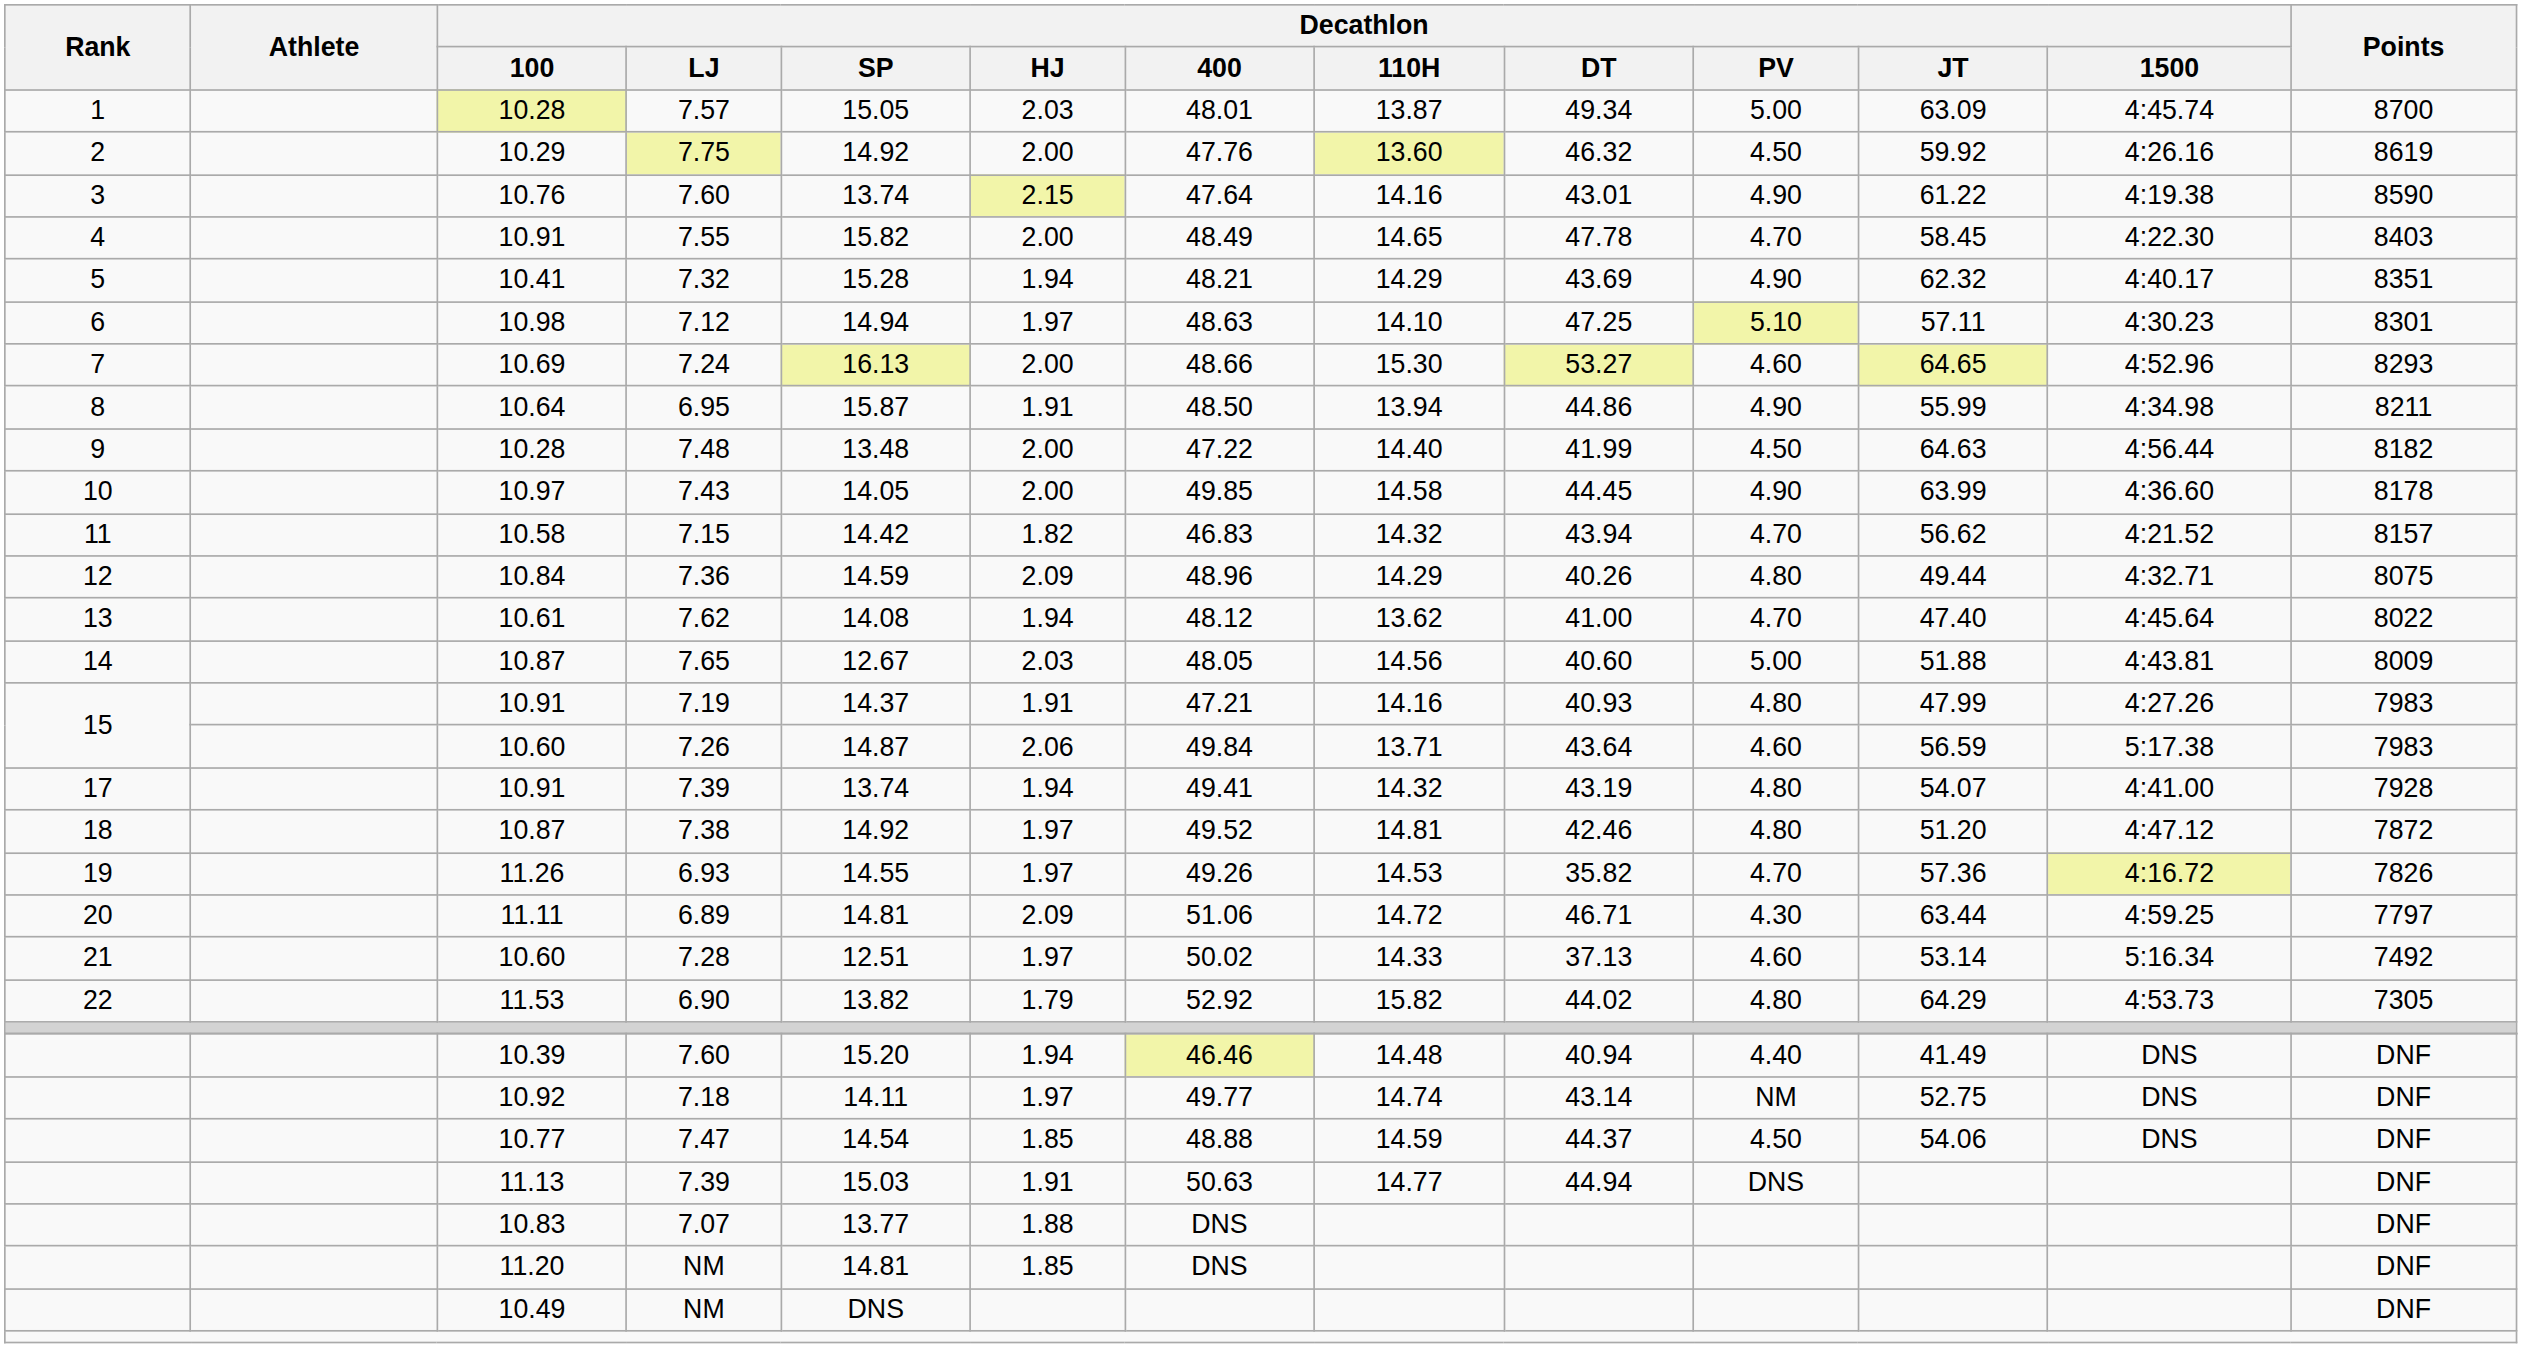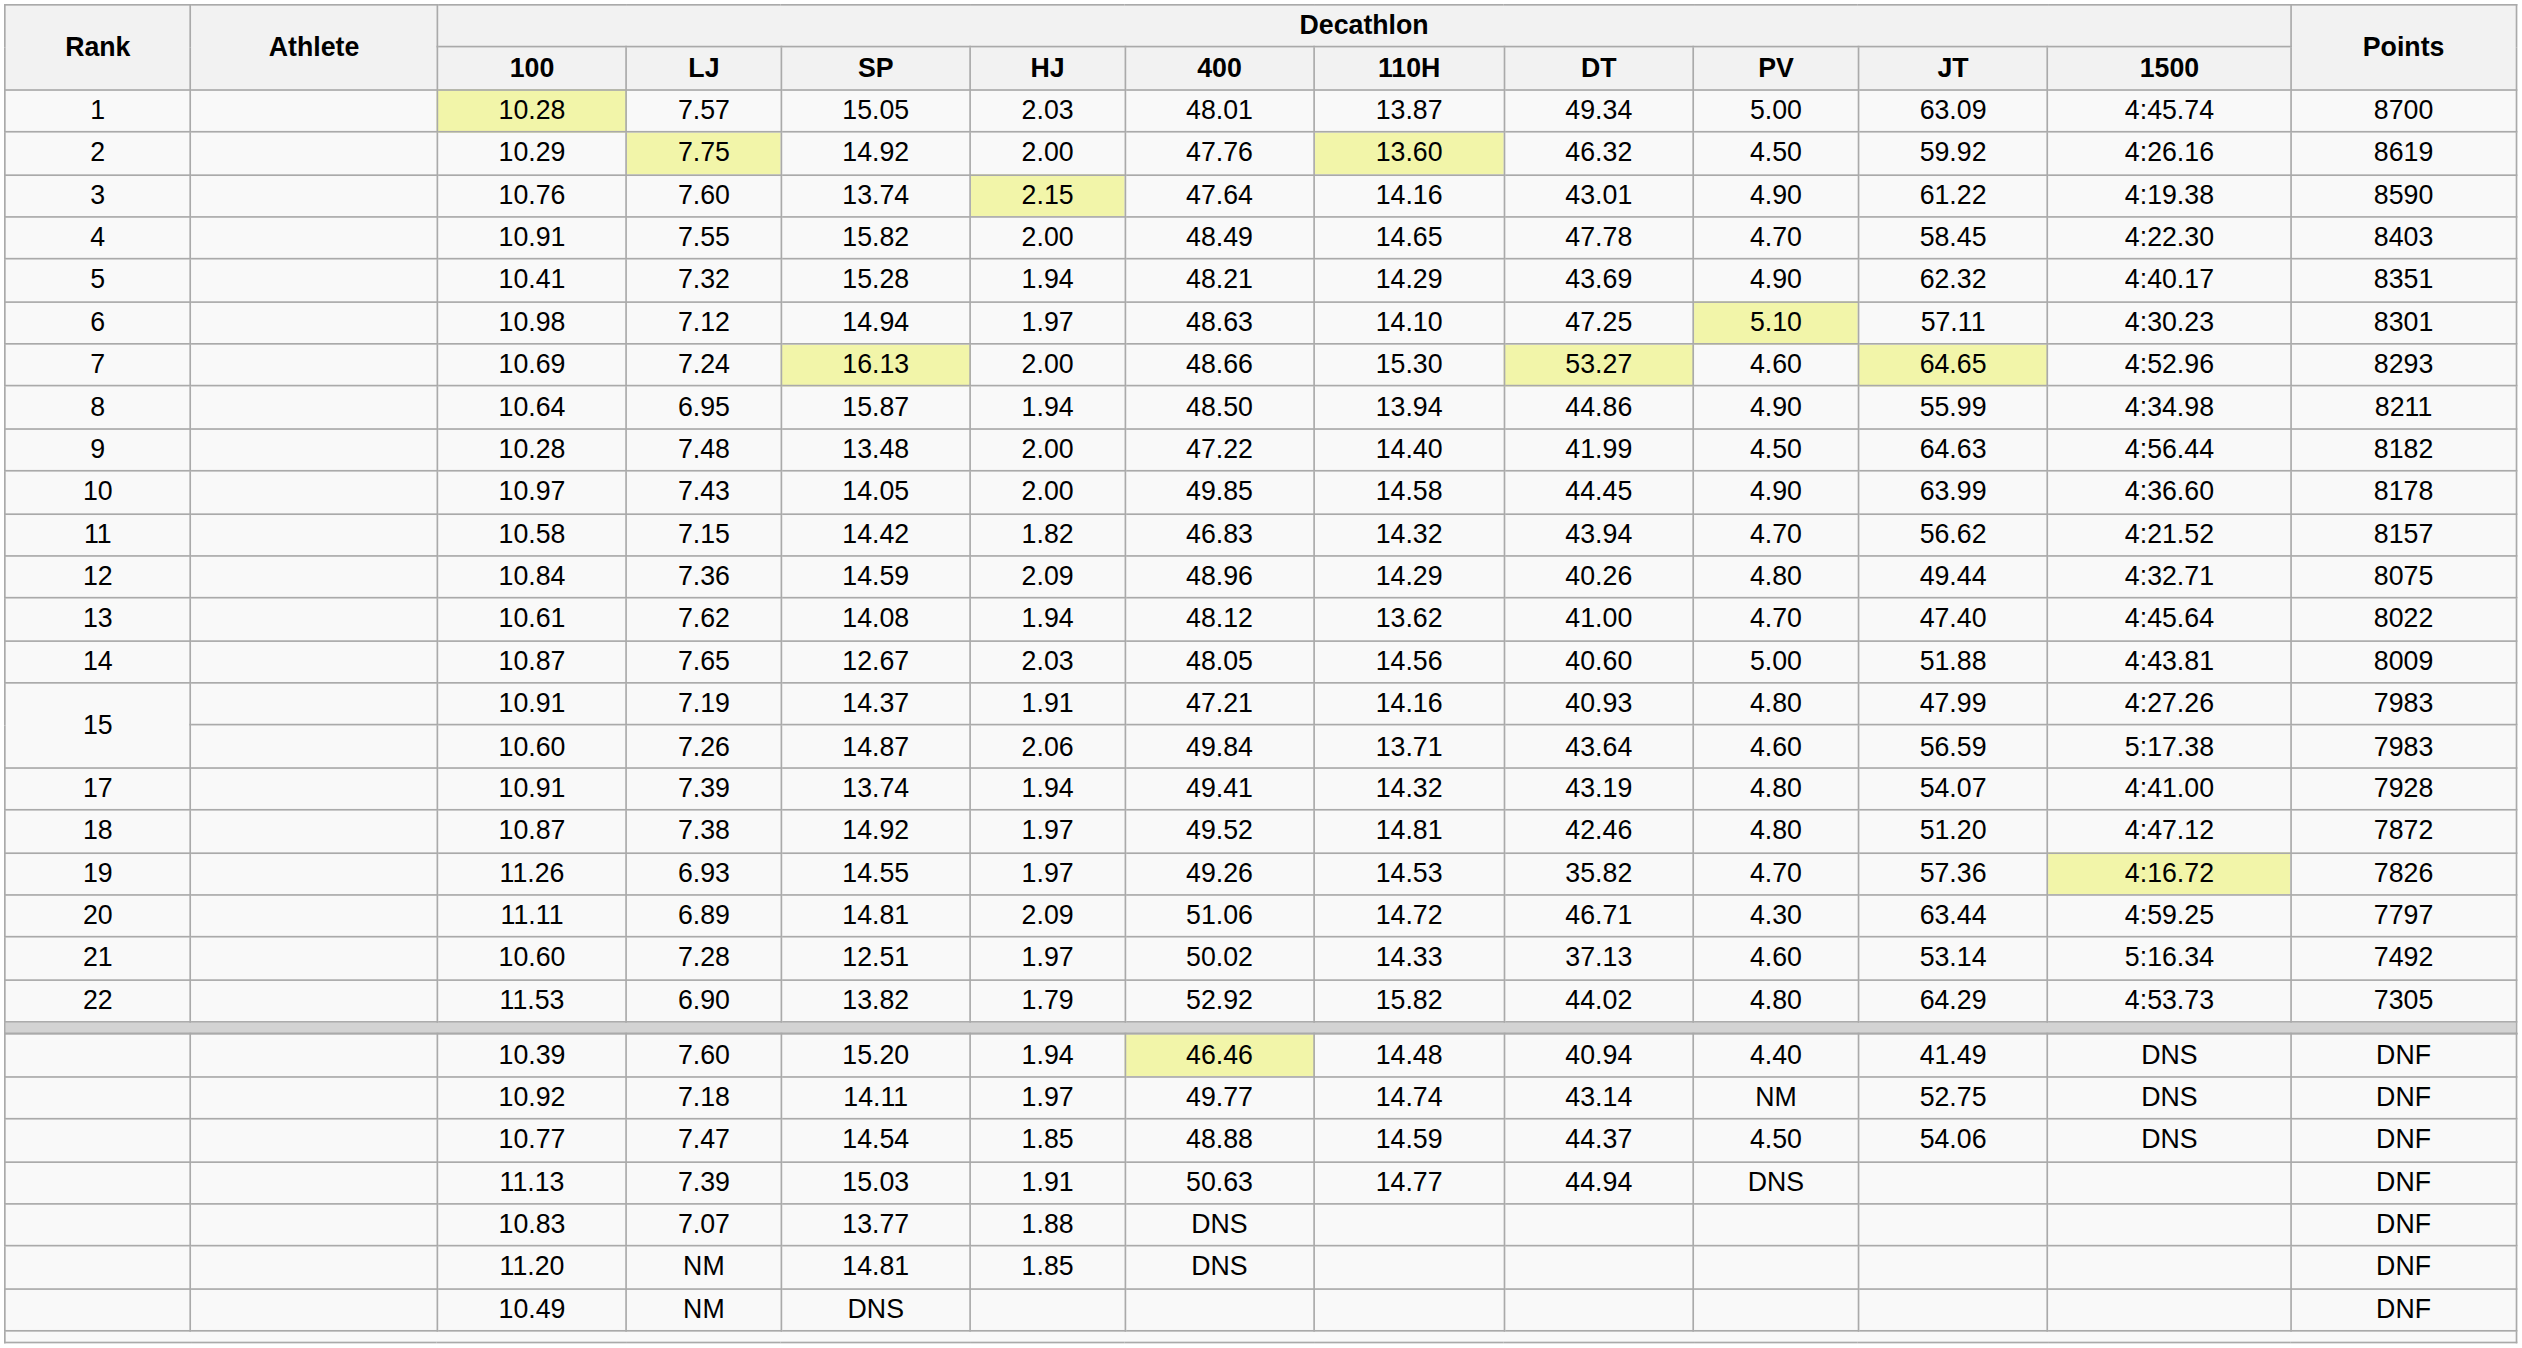(1048, 407) 1.91 -> (1048, 407) 1.94
